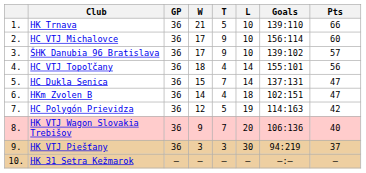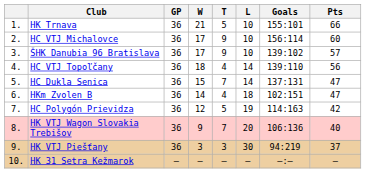(285, 25) 139:110 -> (285, 25) 155:101
(285, 67) 155:101 -> (285, 67) 139:110
